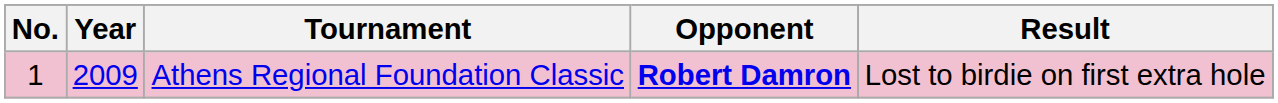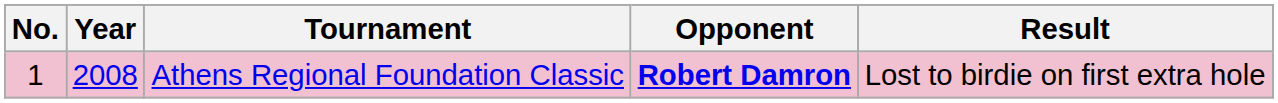(105, 75) 2009 -> (105, 75) 2008
